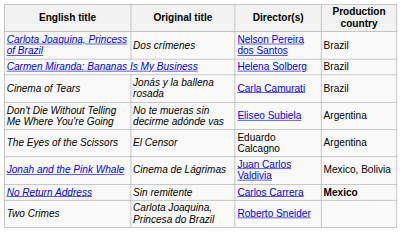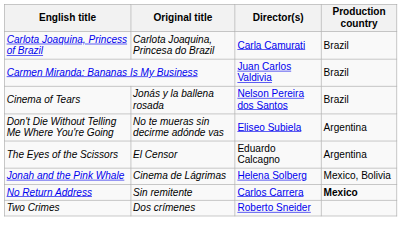(164, 45) Dos crímenes -> (174, 45) Carlota Joaquina, Princesa do Brazil
(271, 45) Nelson Pereira dos Santos -> (271, 45) Carla Camurati
(272, 67) Helena Solberg -> (264, 72) Juan Carlos Valdivia
(271, 88) Carla Camurati -> (271, 100) Nelson Pereira dos Santos
(264, 170) Juan Carlos Valdivia -> (272, 176) Helena Solberg
(174, 214) Carlota Joaquina, Princesa do Brazil -> (164, 208) Dos crímenes
